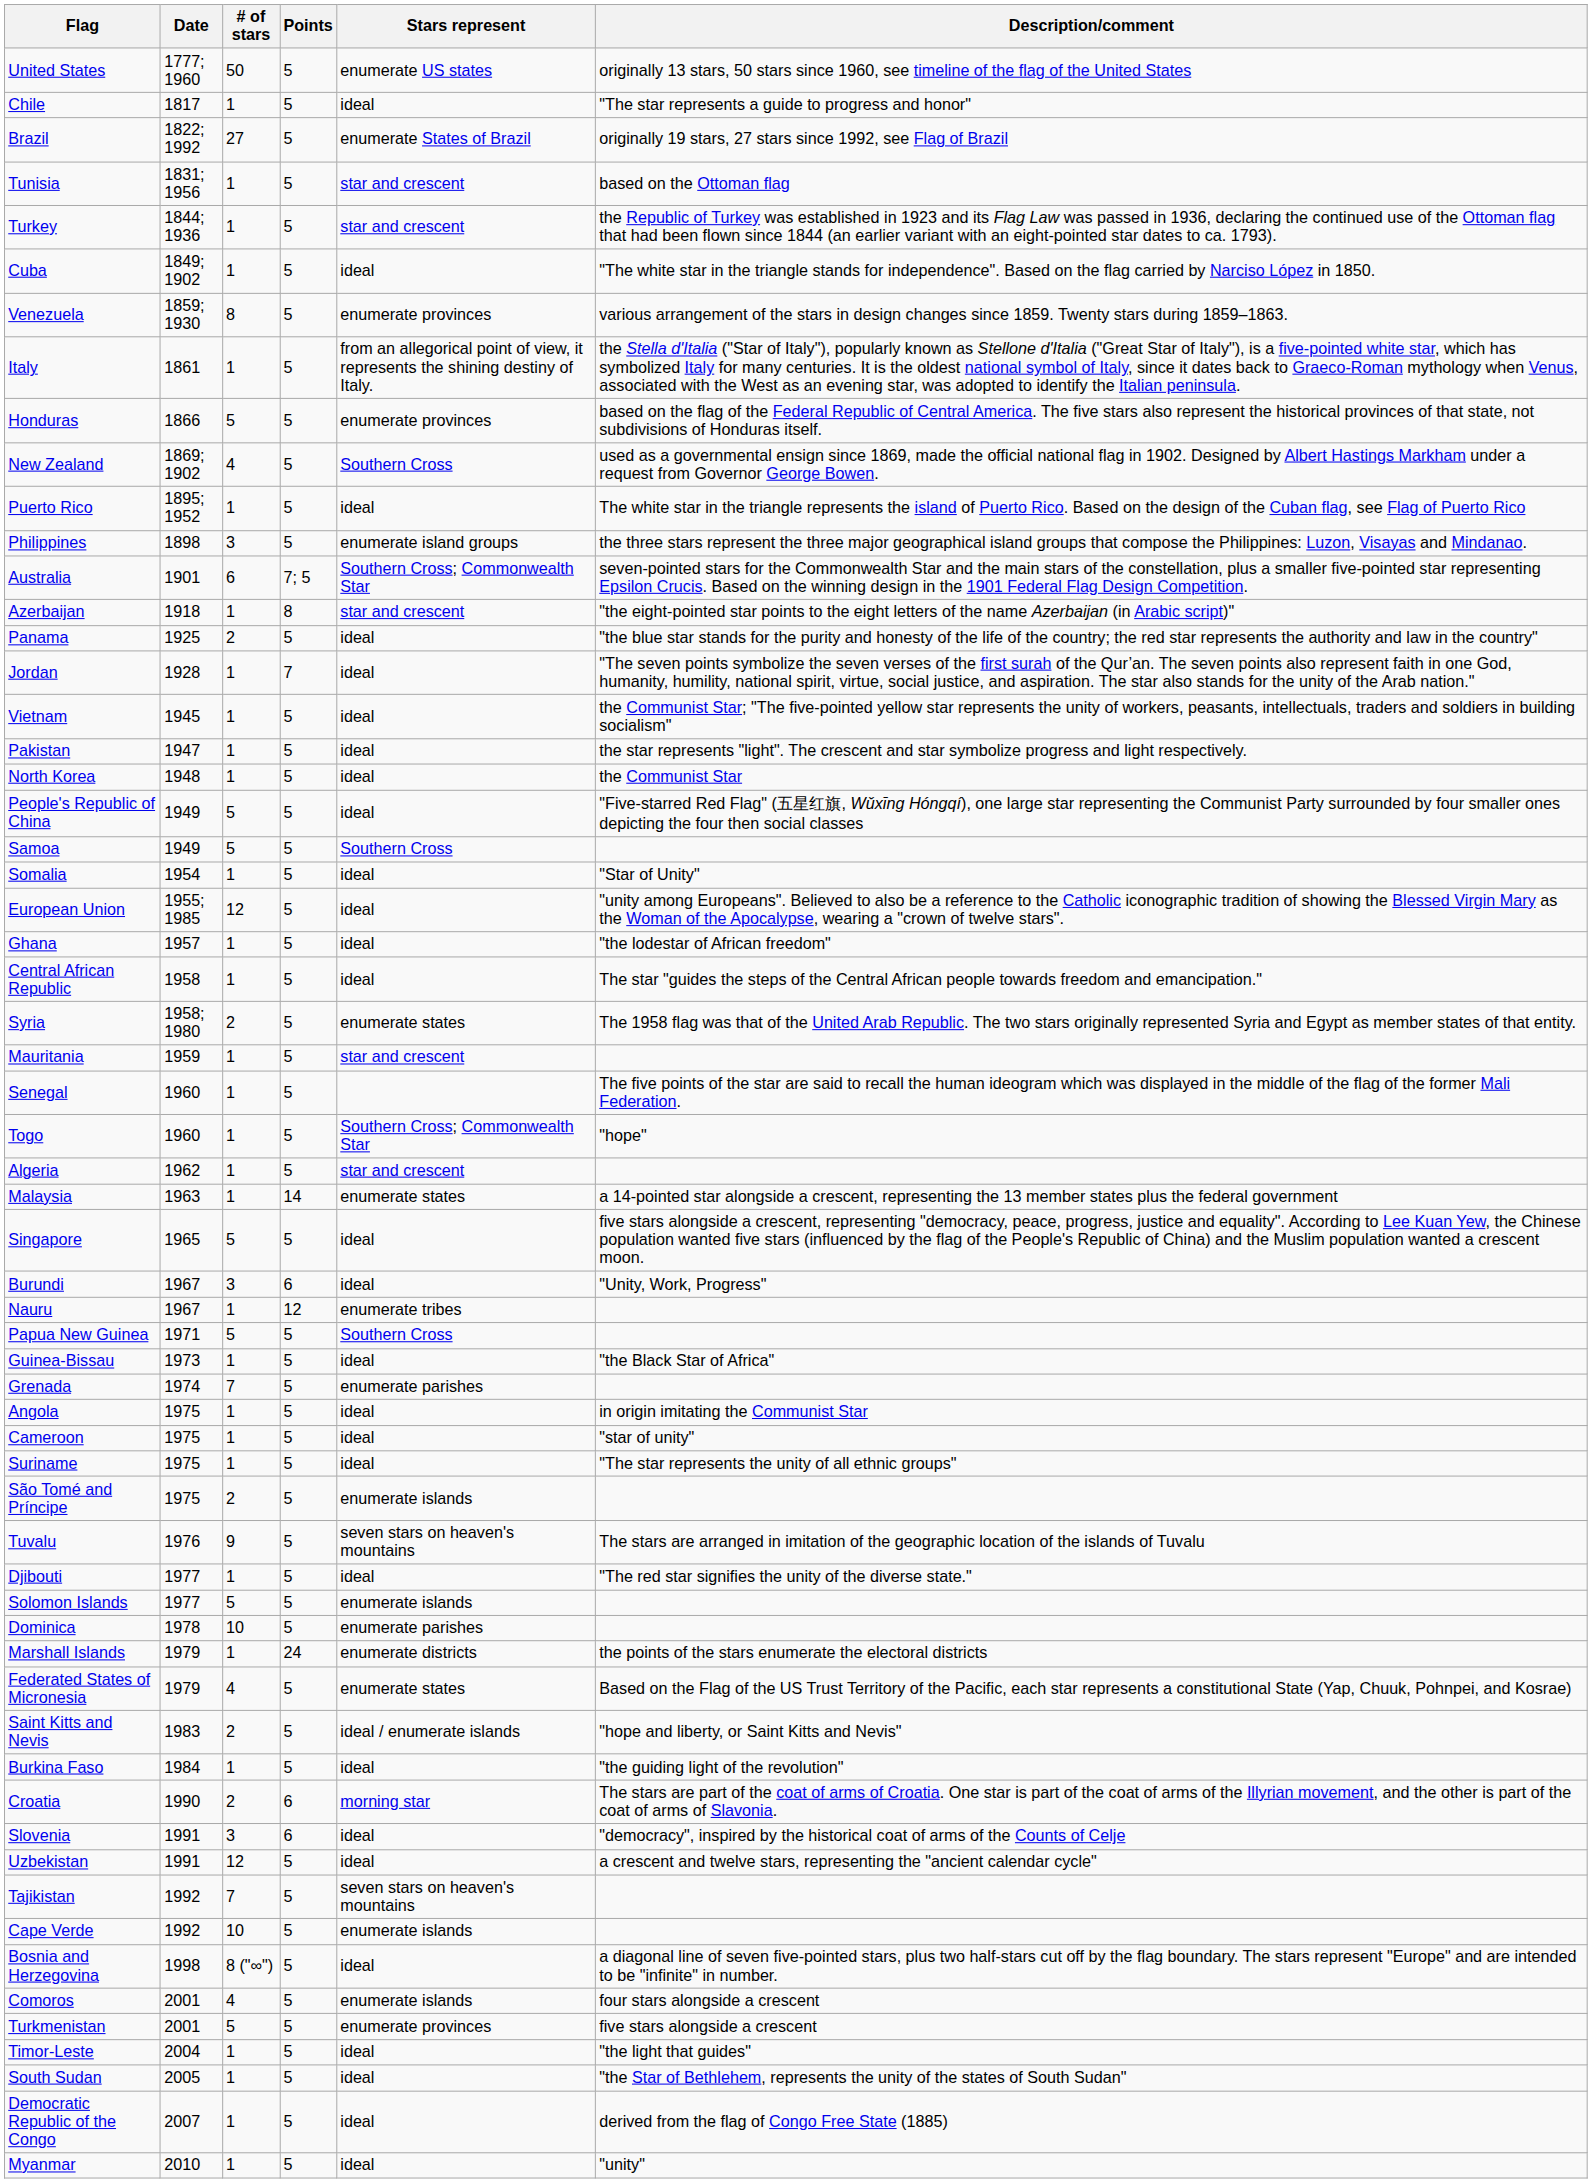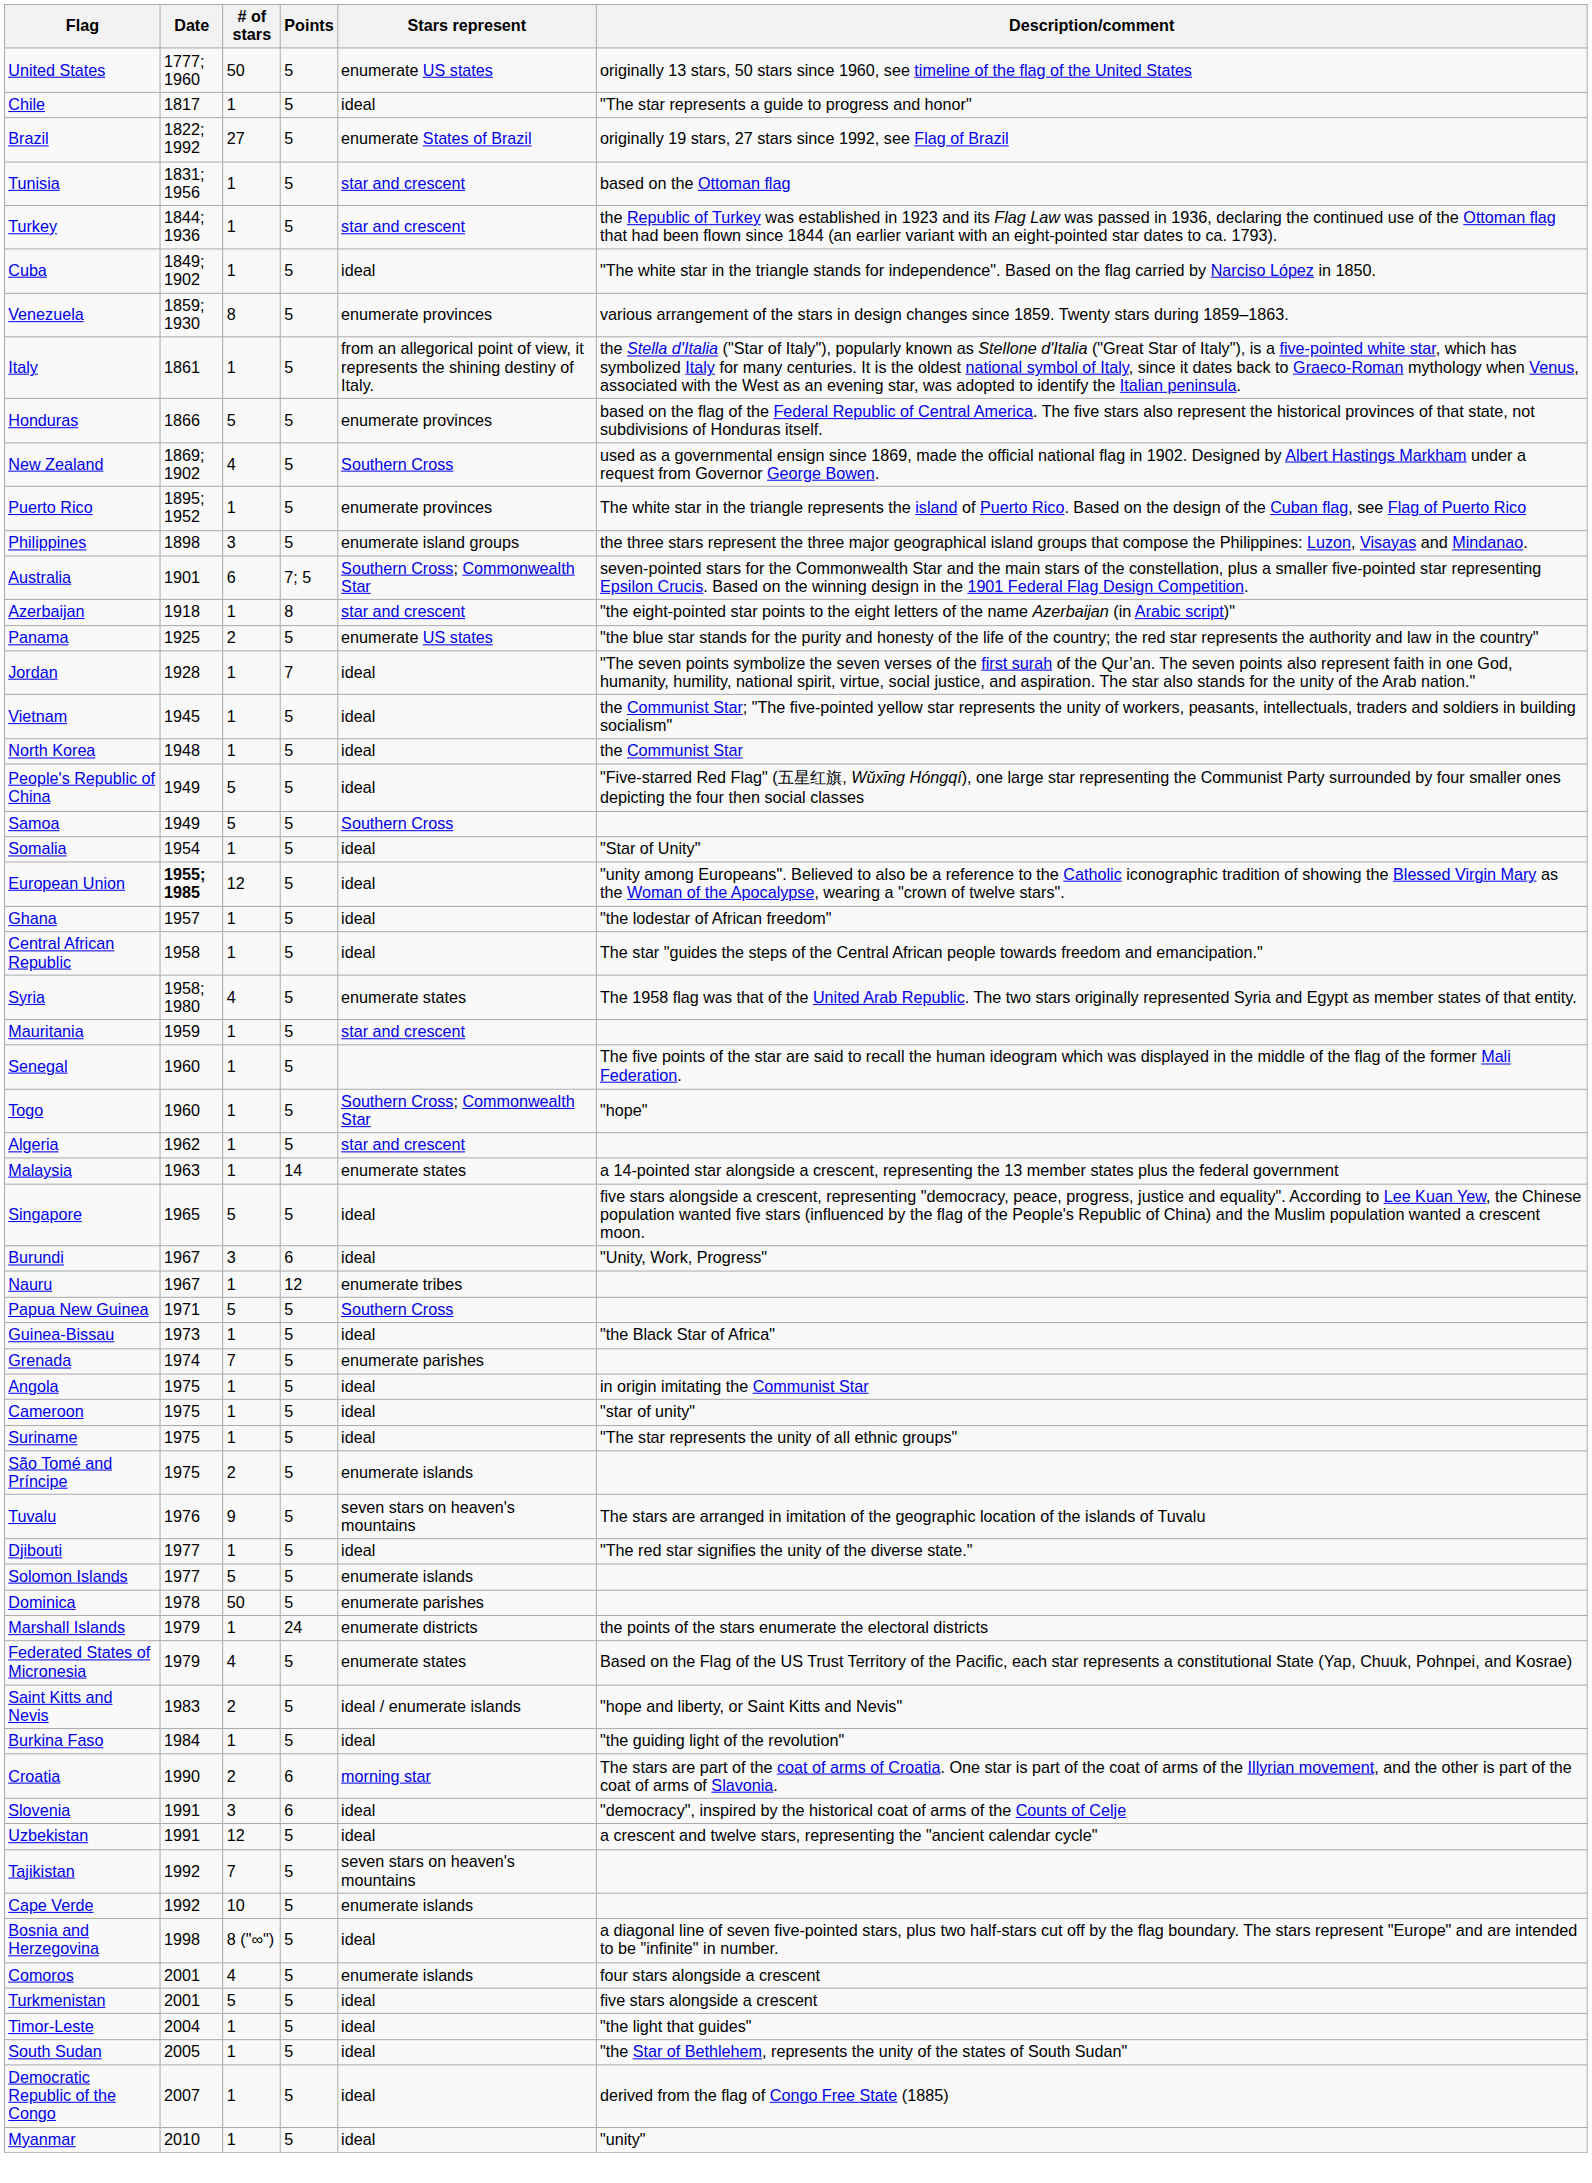(357, 508) ideal -> (417, 508) enumerate provinces
(357, 638) ideal -> (417, 638) enumerate US states
- row: (39, 751)
(184, 909) normal -> (185, 884) bold
(230, 1023) 2 -> (231, 997) 4
(235, 1628) 10 -> (236, 1602) 50
(416, 2026) enumerate provinces -> (358, 2000) ideal
